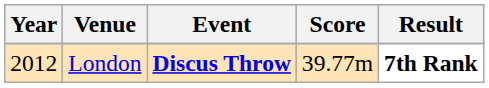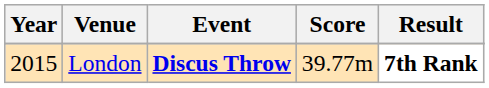(34, 62) 2012 -> (34, 62) 2015
